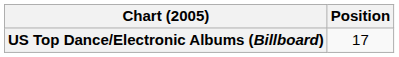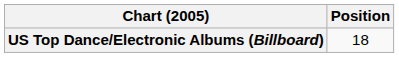(360, 40) 17 -> (360, 40) 18
